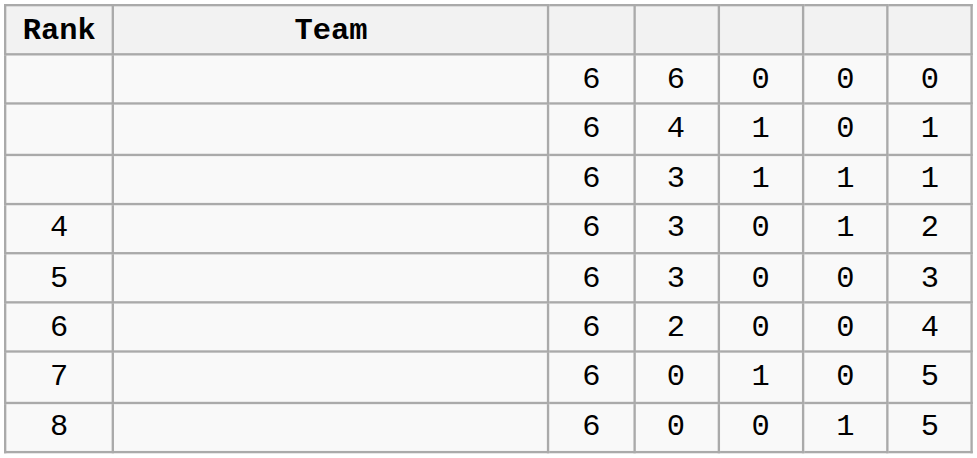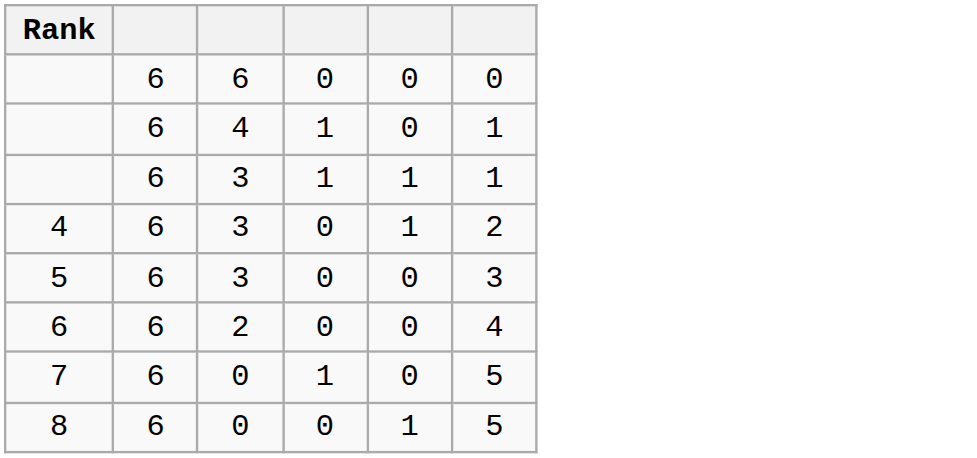- column: (331, 30)
